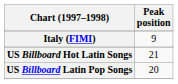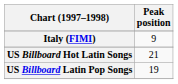(154, 70) 20 -> (154, 70) 19
